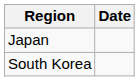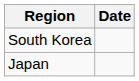rows swapped: (28, 40) <-> (50, 64)
